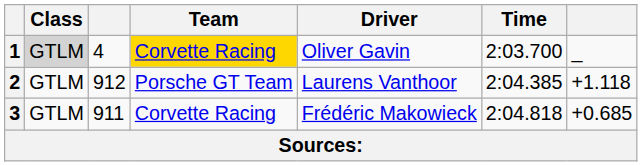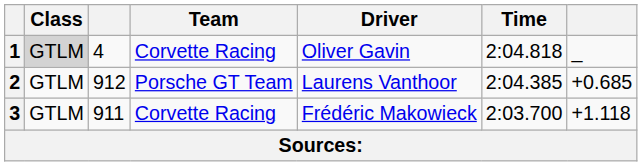(205, 51) gold background -> (205, 51) no background
(524, 51) 2:03.700 -> (524, 51) 2:04.818
(601, 82) +1.118 -> (602, 82) +0.685
(524, 113) 2:04.818 -> (524, 113) 2:03.700
(602, 113) +0.685 -> (601, 113) +1.118
